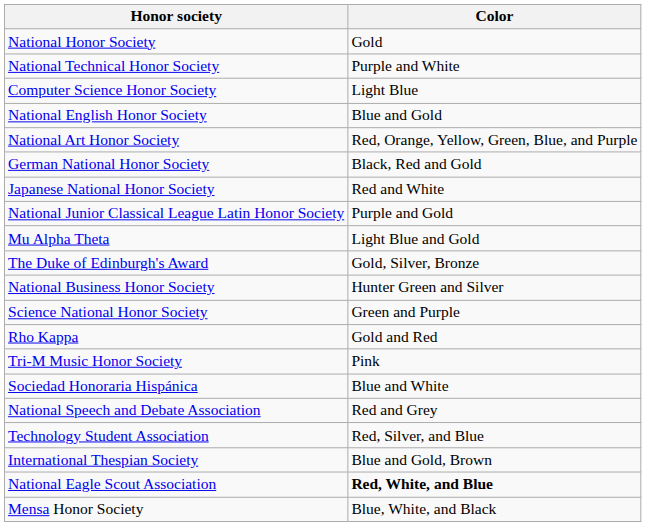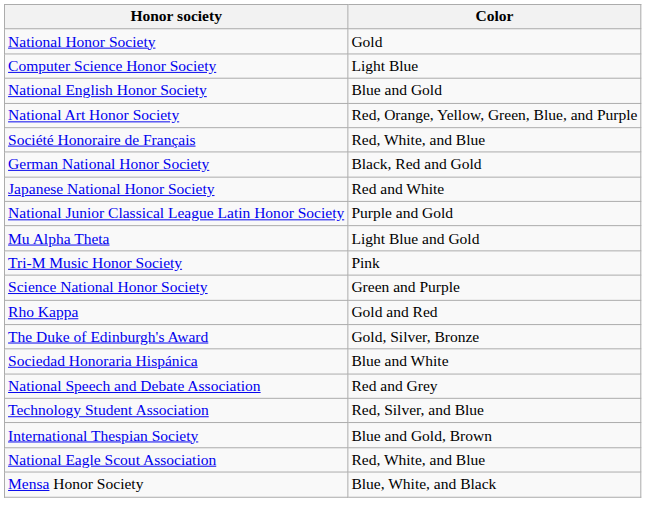- row: (114, 66)
+ row: (102, 139)
rows swapped: (95, 361) <-> (108, 262)
- row: (111, 287)
(422, 484) bold -> (418, 459) normal
